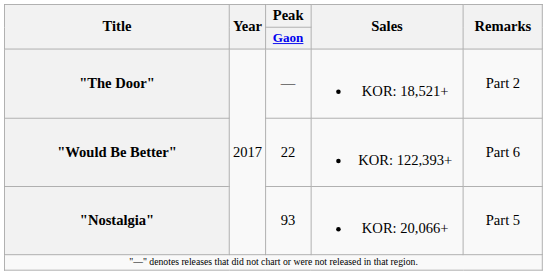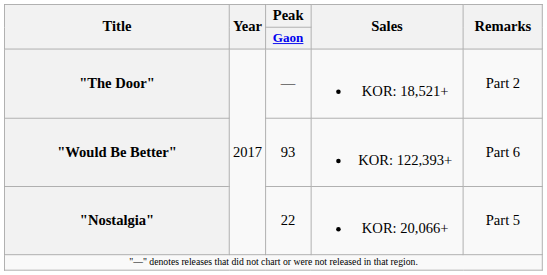(288, 152) 22 -> (288, 152) 93
(288, 220) 93 -> (288, 220) 22
